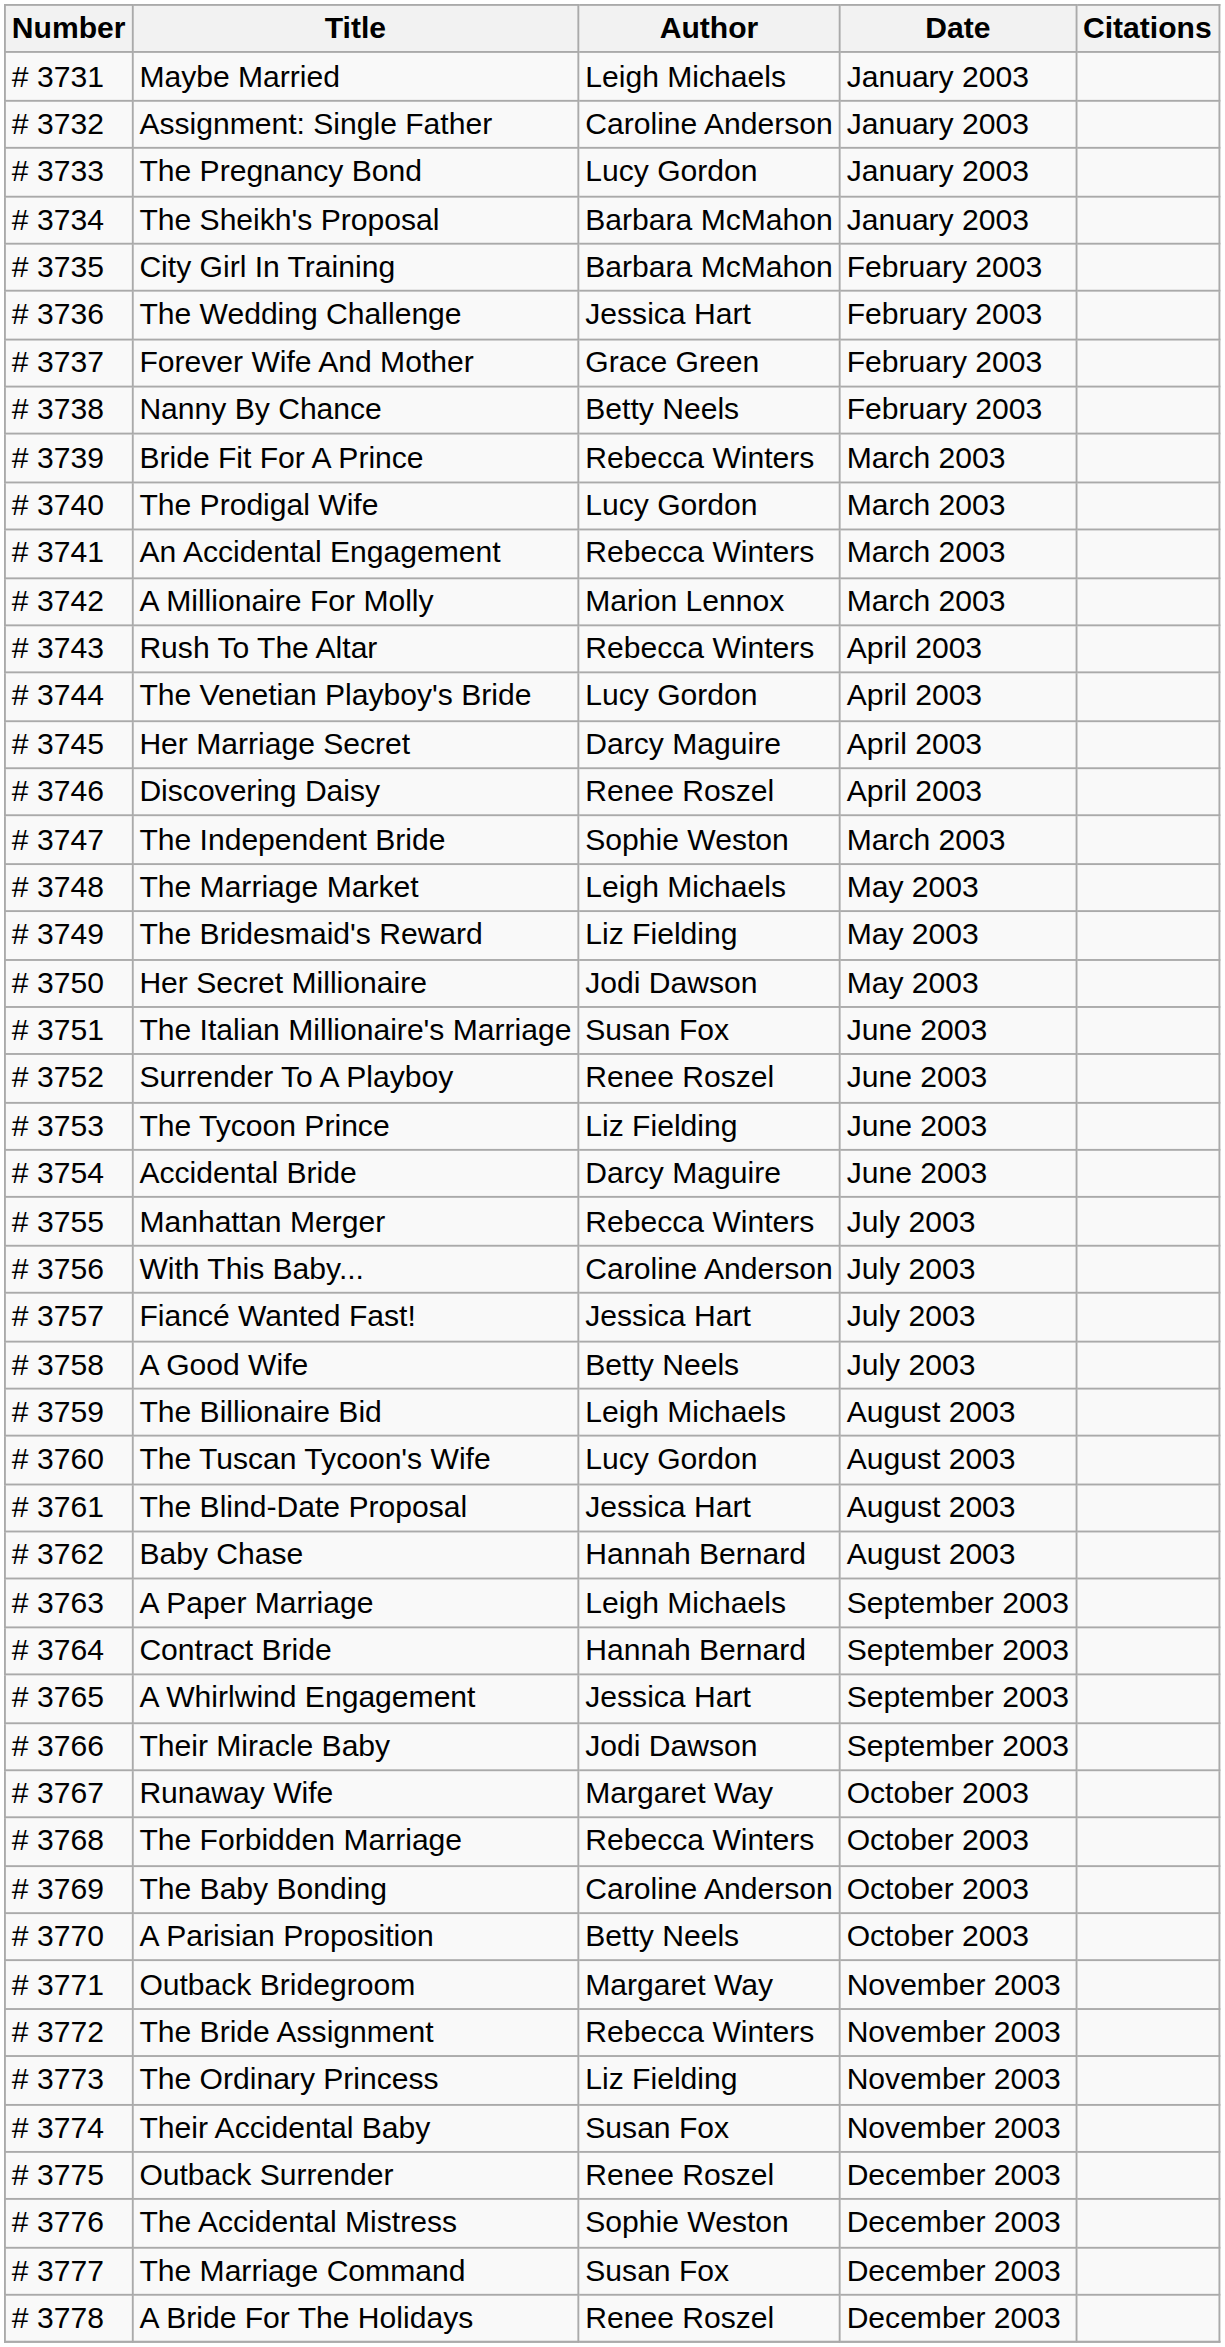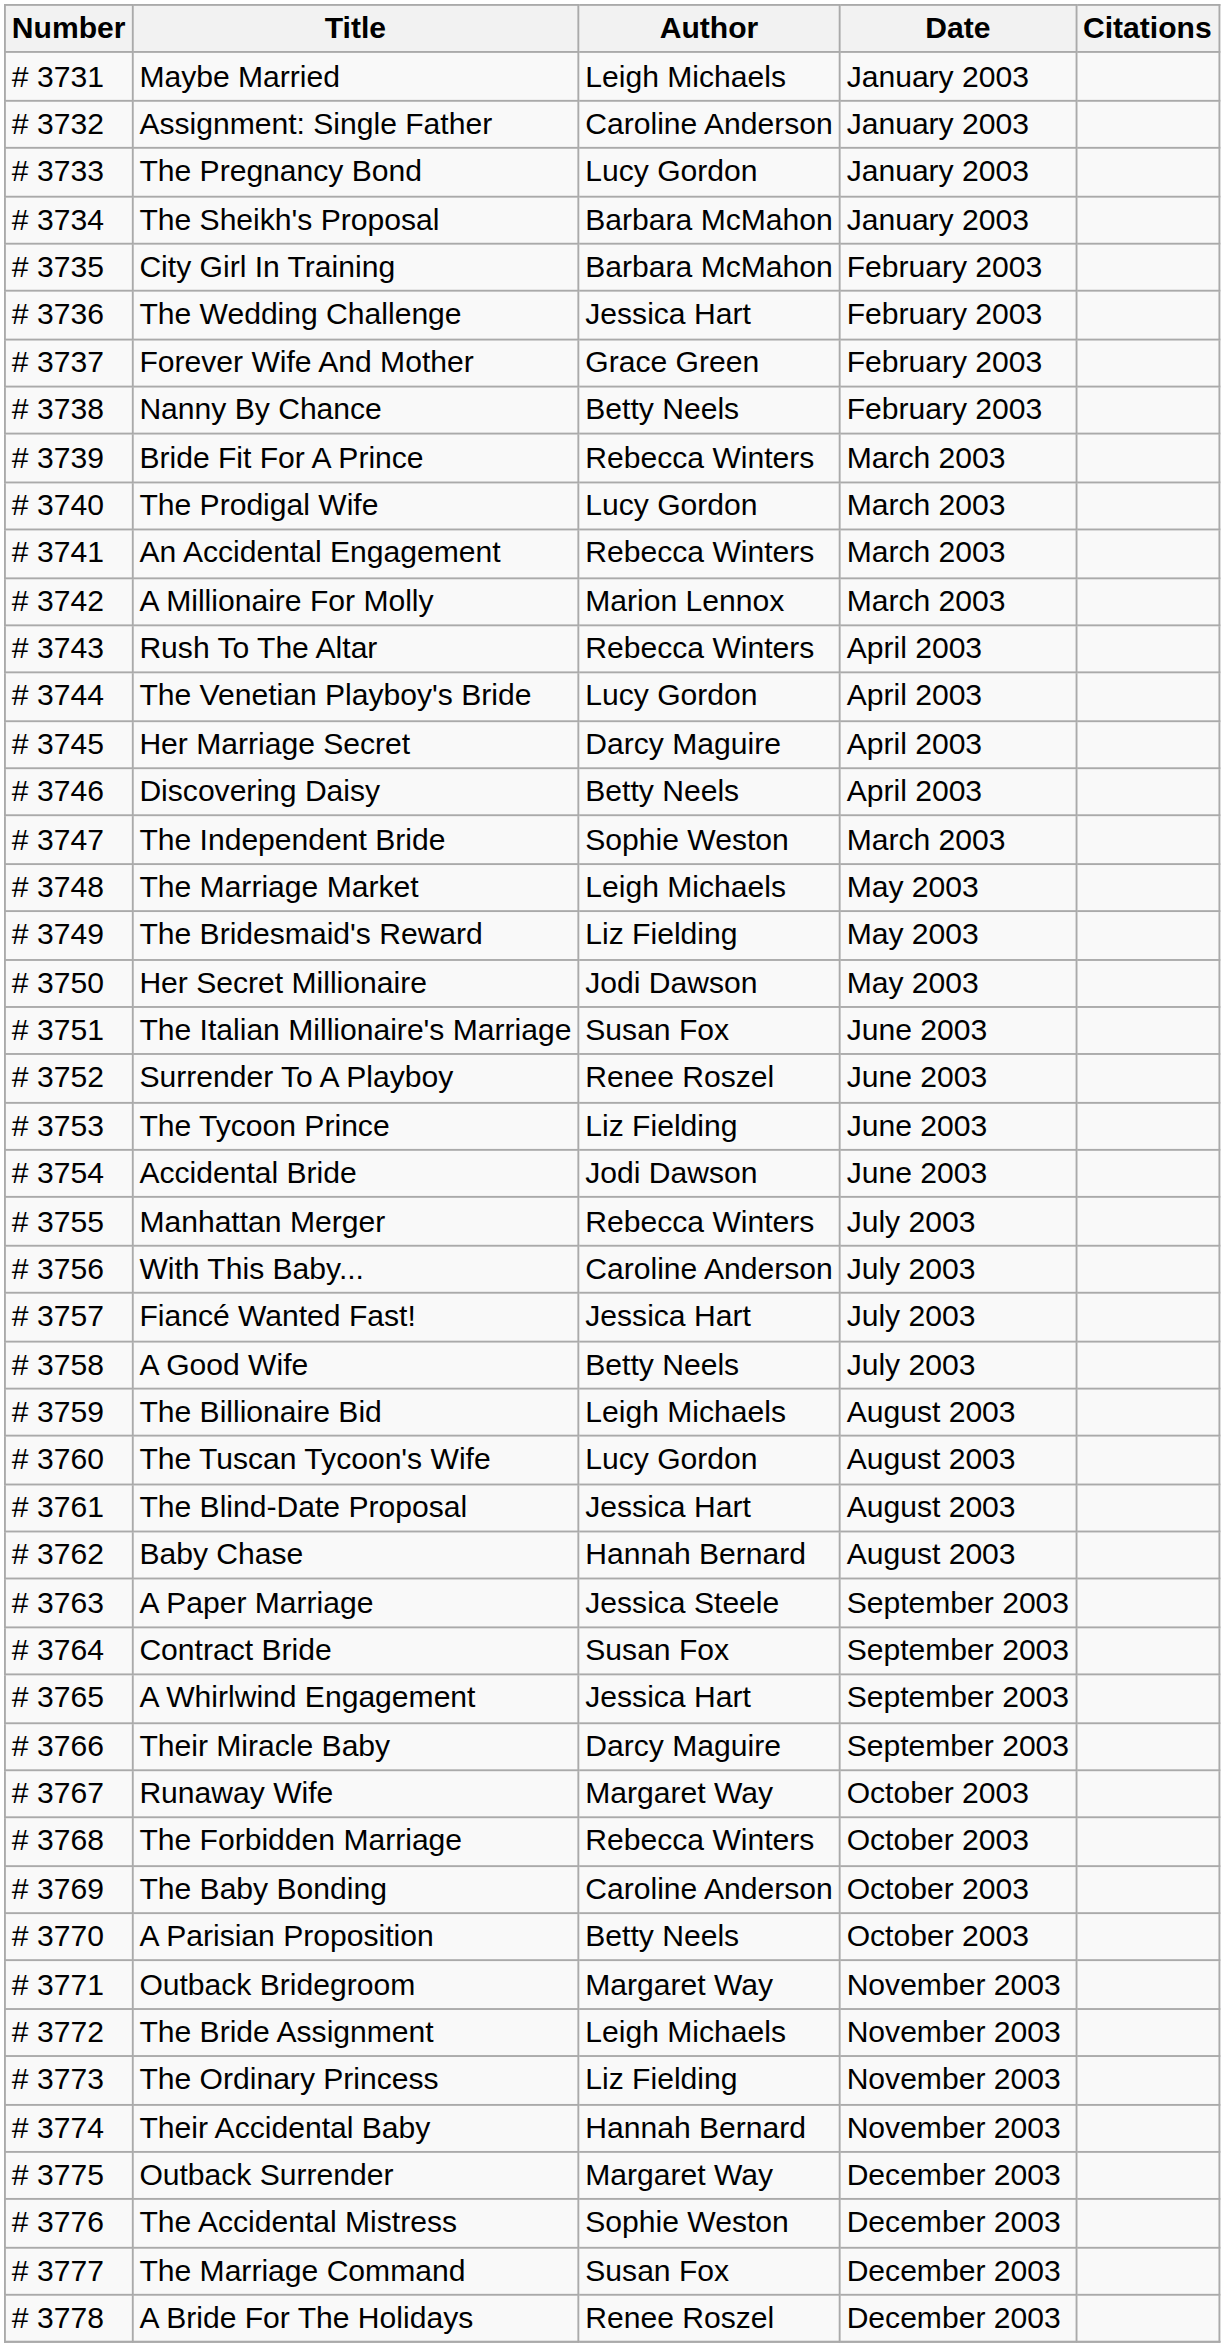(680, 791) Renee Roszel -> (662, 791) Betty Neels
(683, 1173) Darcy Maguire -> (671, 1173) Jodi Dawson
(686, 1602) Leigh Michaels -> (682, 1602) Jessica Steele
(696, 1650) Hannah Bernard -> (657, 1650) Susan Fox
(671, 1745) Jodi Dawson -> (683, 1745) Darcy Maguire
(700, 2031) Rebecca Winters -> (686, 2031) Leigh Michaels
(657, 2127) Susan Fox -> (696, 2127) Hannah Bernard
(680, 2175) Renee Roszel -> (679, 2175) Margaret Way
